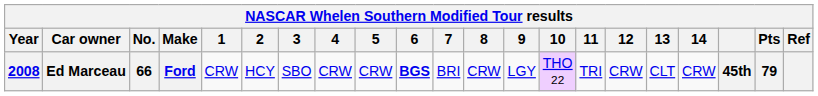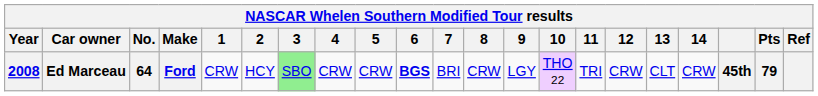(144, 71) 66 -> (144, 71) 64
(297, 71) no background -> (297, 71) lightgreen background
